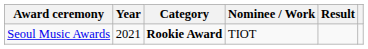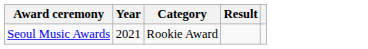- column: (272, 14)
(184, 34) bold -> (182, 34) normal
